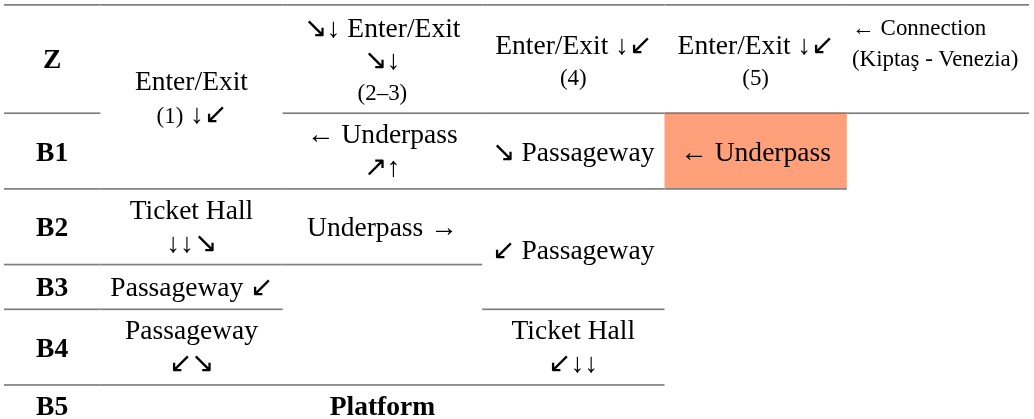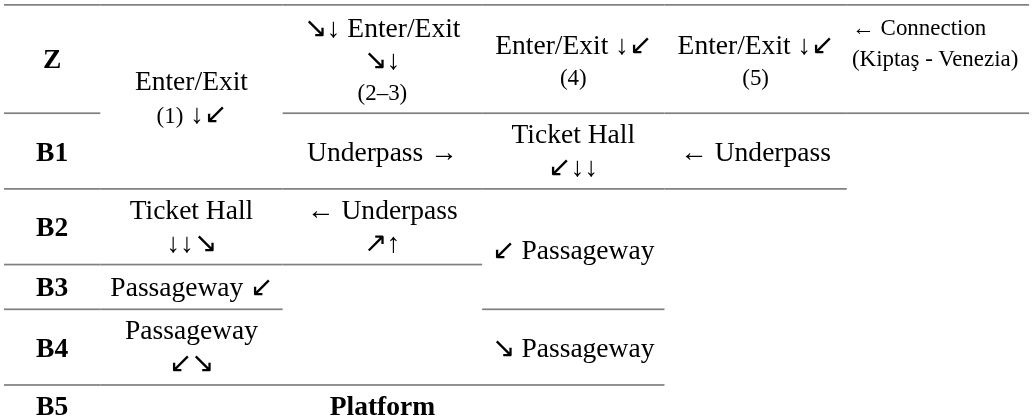(382, 150) ← Underpass ↗↑ -> (382, 150) Underpass →
(573, 151) ↘ Passageway -> (573, 150) Ticket Hall ↙↓↓
(756, 150) lightsalmon background -> (756, 150) no background
(382, 226) Underpass → -> (382, 226) ← Underpass ↗↑
(573, 346) Ticket Hall ↙↓↓ -> (573, 347) ↘ Passageway
